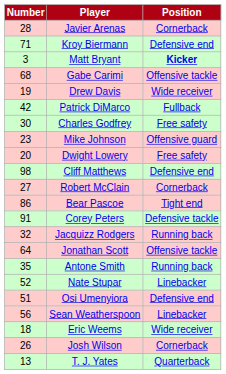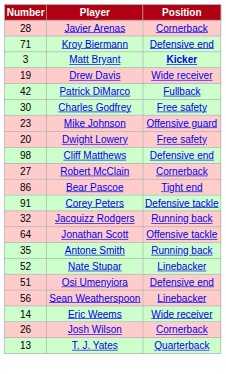- row: (95, 76)
(26, 330) 18 -> (26, 314) 14
